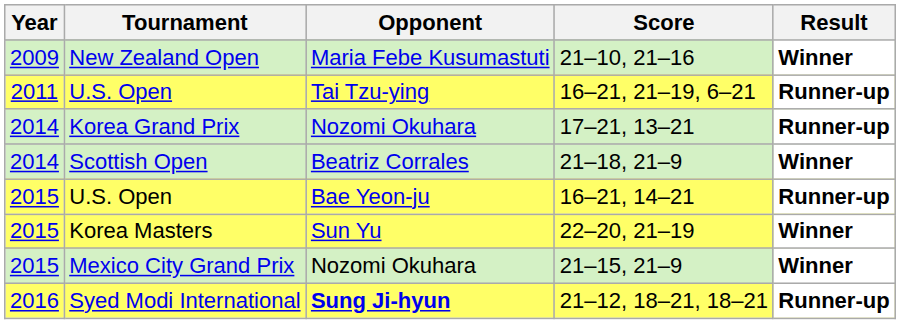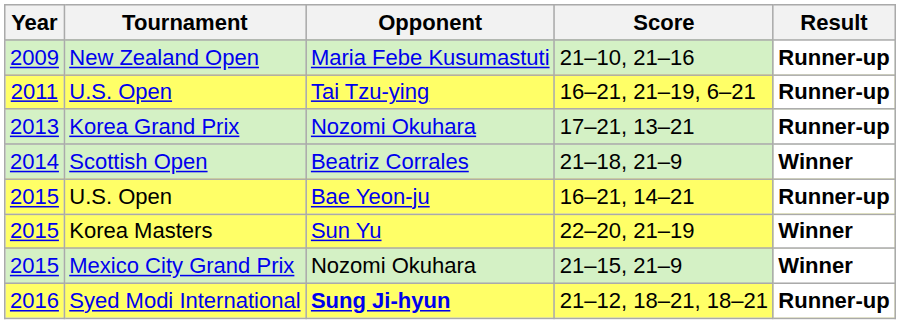(816, 57) Winner -> (834, 57) Runner-up
(34, 127) 2014 -> (34, 127) 2013
